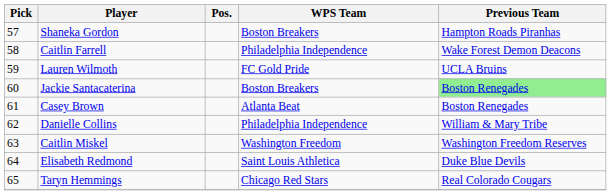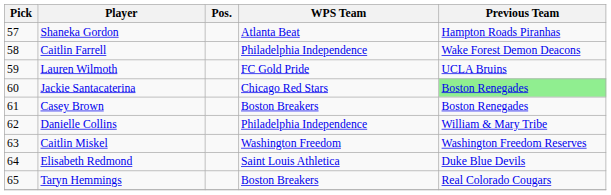(280, 32) Boston Breakers -> (270, 32) Atlanta Beat
(280, 87) Boston Breakers -> (284, 87) Chicago Red Stars
(270, 106) Atlanta Beat -> (280, 106) Boston Breakers
(284, 180) Chicago Red Stars -> (280, 180) Boston Breakers
